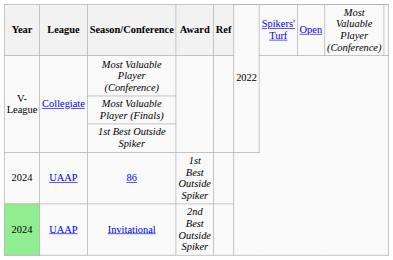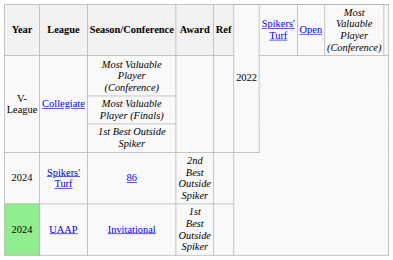(63, 178) UAAP -> (63, 178) Spikers' Turf
(195, 178) 1st Best Outside Spiker -> (195, 178) 2nd Best Outside Spiker
(195, 229) 2nd Best Outside Spiker -> (195, 229) 1st Best Outside Spiker
